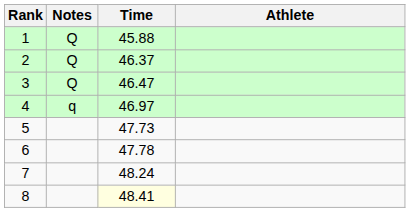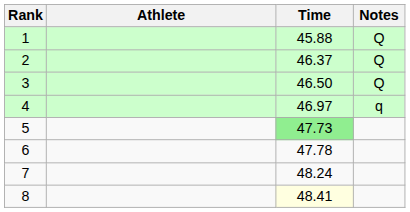columns swapped: (290, 15) <-> (72, 15)
(137, 83) 46.47 -> (315, 83) 46.50
(137, 128) no background -> (315, 128) lightgreen background
